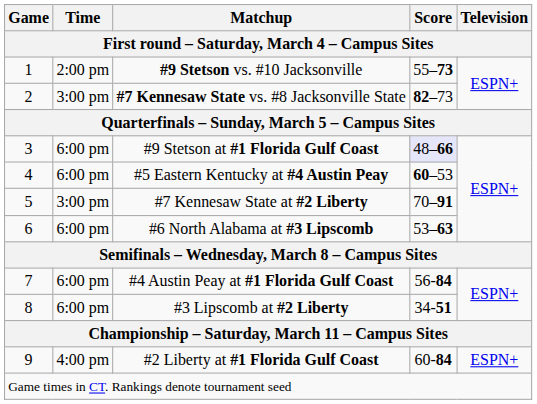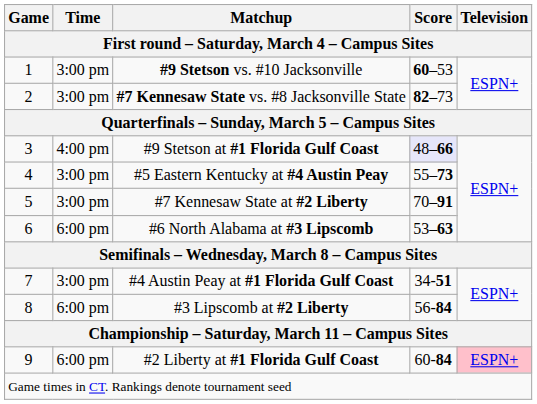(83, 70) 2:00 pm -> (83, 70) 3:00 pm
(433, 70) 55–73 -> (433, 70) 60–53
(83, 149) 6:00 pm -> (83, 149) 4:00 pm
(83, 175) 6:00 pm -> (83, 175) 3:00 pm
(433, 175) 60–53 -> (433, 175) 55–73
(83, 281) 6:00 pm -> (83, 281) 3:00 pm
(433, 281) 56-84 -> (433, 281) 34-51
(433, 307) 34-51 -> (433, 307) 56-84
(83, 359) 4:00 pm -> (83, 359) 6:00 pm
(494, 359) no background -> (494, 359) pink background
